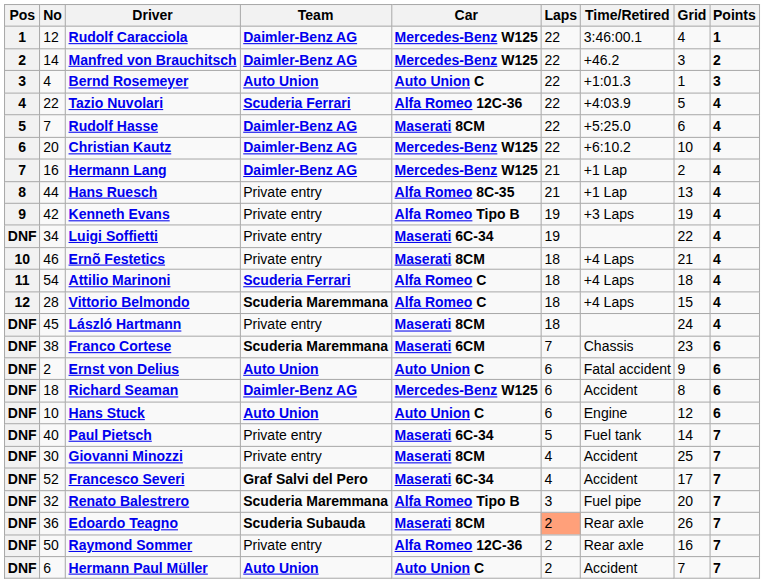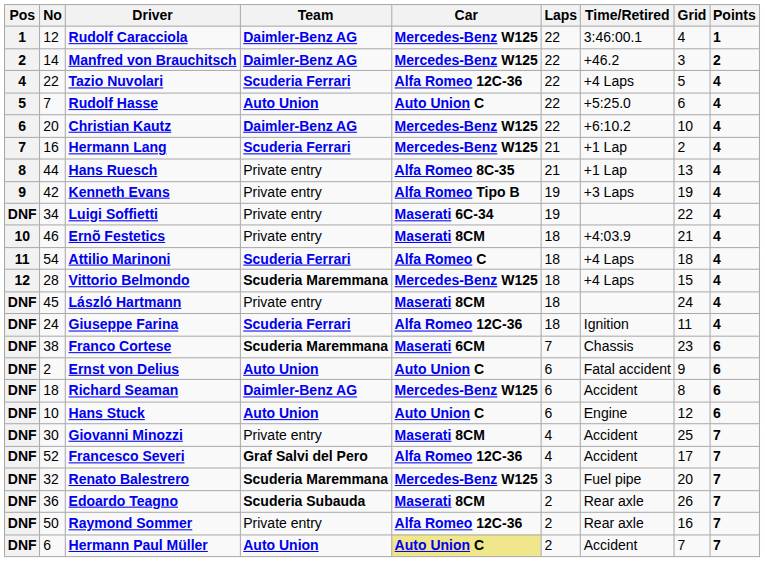- row: (128, 81)
(607, 103) +4:03.9 -> (609, 81) +4 Laps
(300, 126) Daimler-Benz AG -> (281, 103) Auto Union
(440, 126) Maserati 8CM -> (439, 103) Auto Union C
(300, 170) Daimler-Benz AG -> (297, 148) Scuderia Ferrari
(609, 258) +4 Laps -> (607, 236) +4:03.9
(441, 302) Alfa Romeo C -> (466, 280) Mercedes-Benz W125
+ row: (123, 324)
- row: (110, 435)
(444, 479) Maserati 6C-34 -> (458, 457) Alfa Romeo 12C-36
(457, 501) Alfa Romeo Tipo B -> (466, 479) Mercedes-Benz W125
(548, 523) lightsalmon background -> (548, 501) no background
(439, 567) no background -> (439, 545) khaki background
